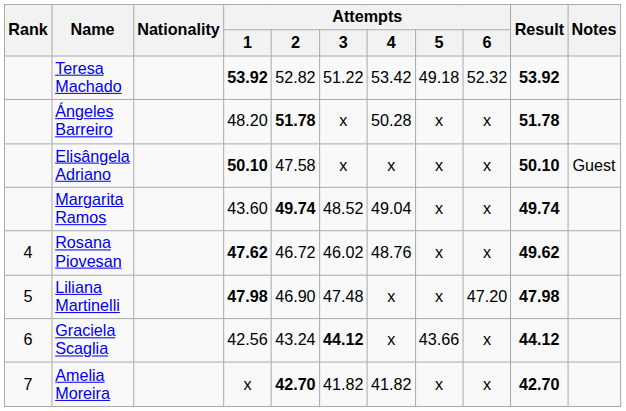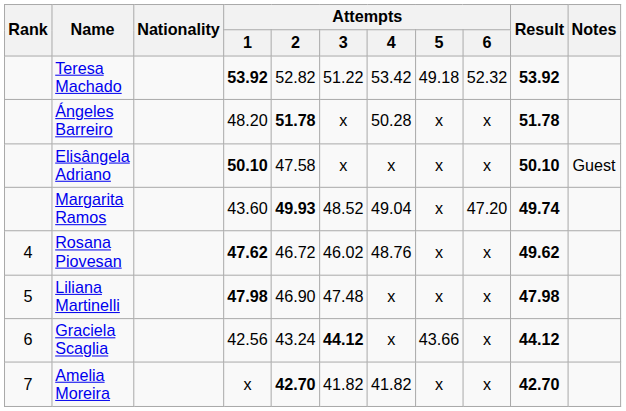(295, 209) 49.74 -> (295, 209) 49.93
(487, 209) x -> (487, 209) 47.20
(487, 296) 47.20 -> (487, 296) x
